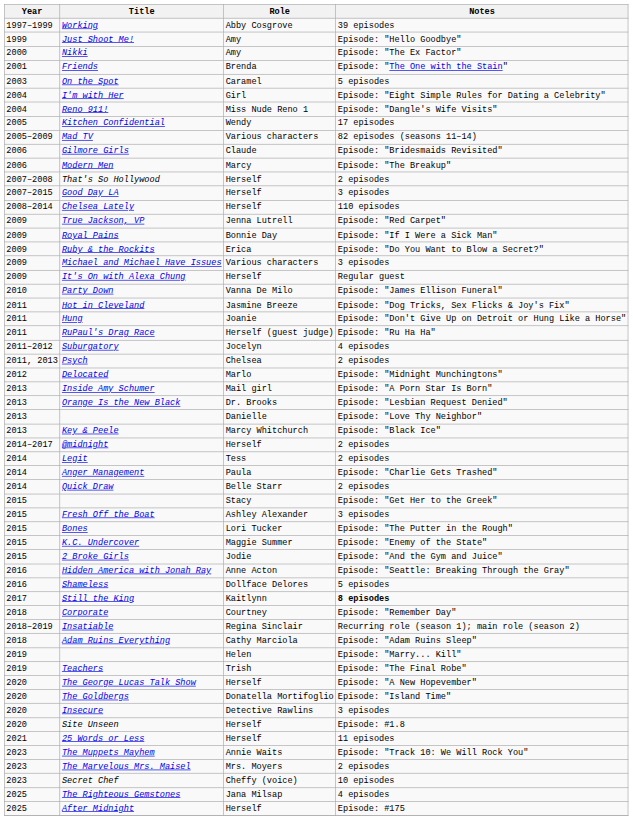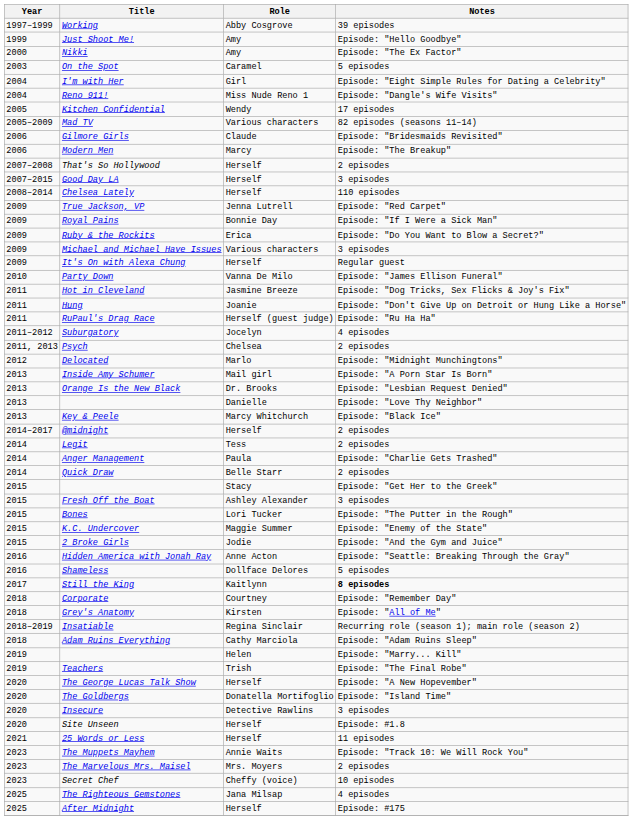- row: (80, 67)
+ row: (98, 613)
